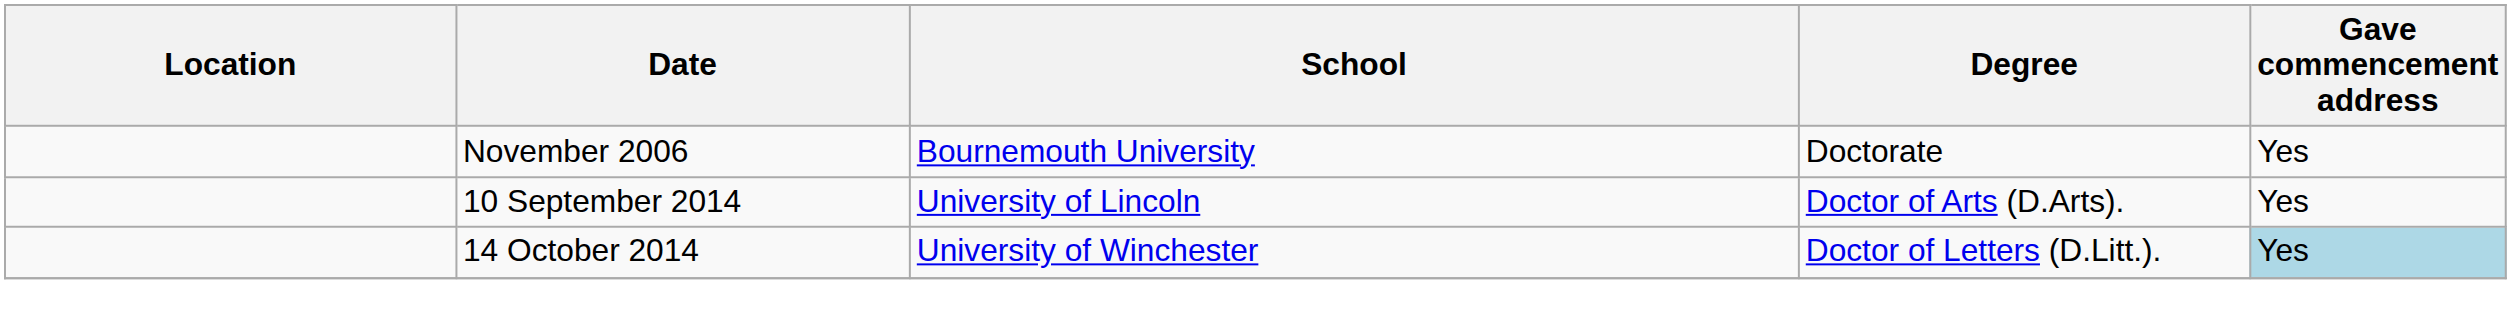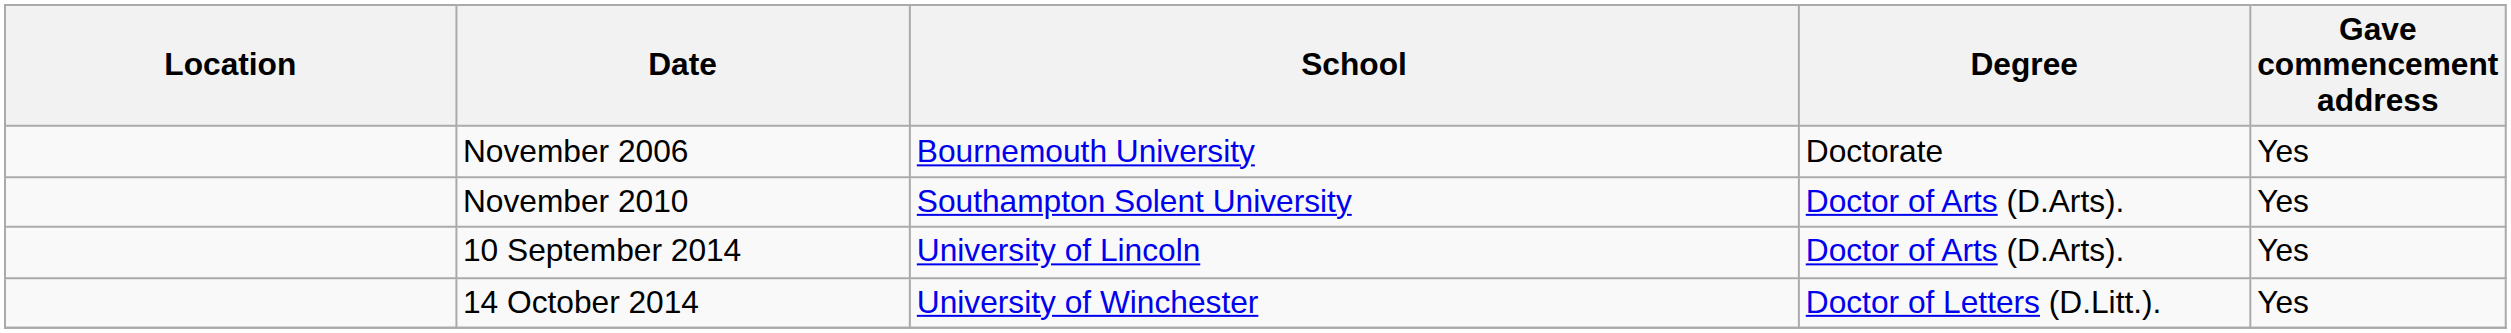+ row: (576, 201)
(2283, 251) lightblue background -> (2283, 301) no background
